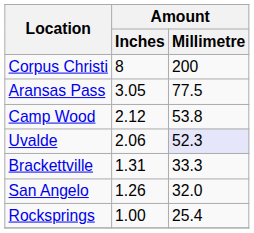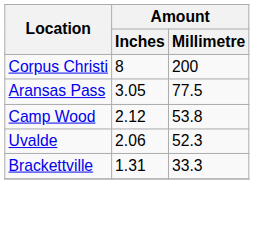(187, 141) lavender background -> (187, 141) no background
- row: (49, 191)
- row: (52, 215)
